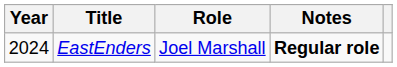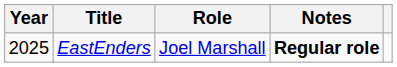(29, 47) 2024 -> (29, 47) 2025
